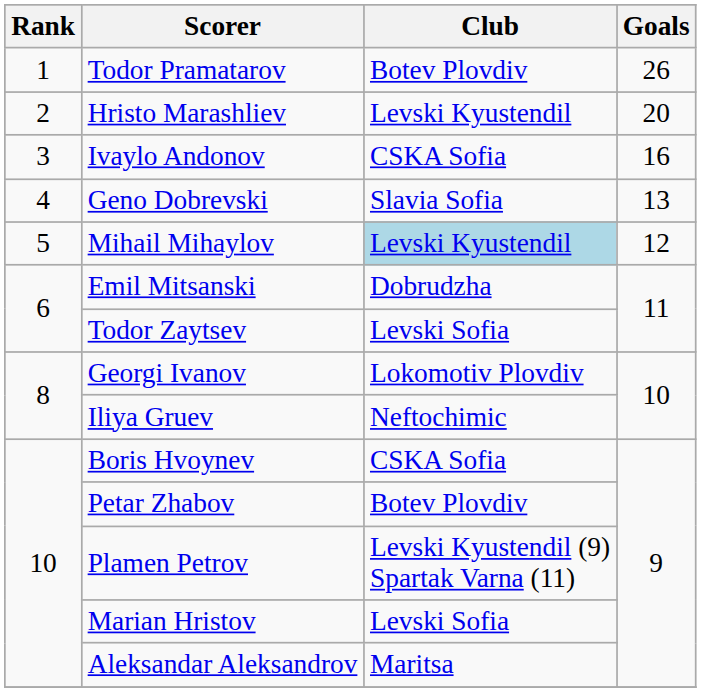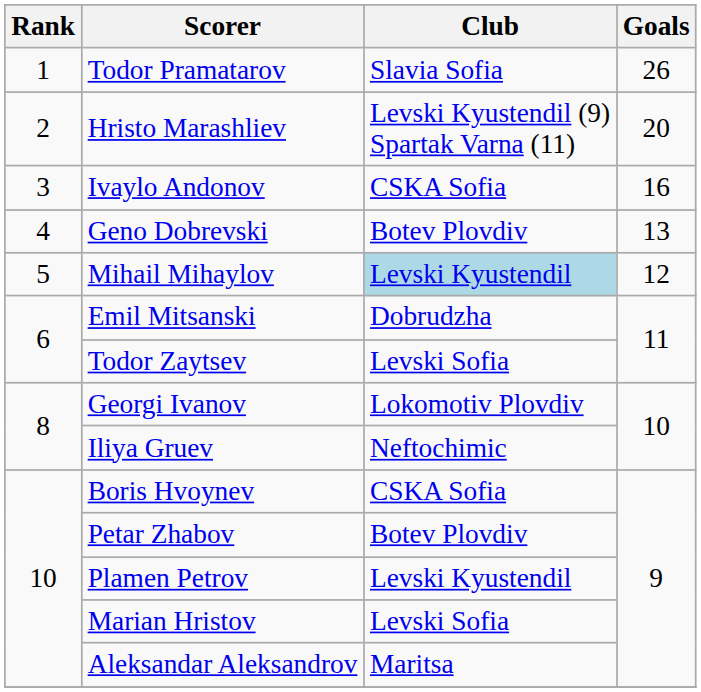(449, 69) Botev Plovdiv -> (436, 69) Slavia Sofia
(471, 112) Levski Kyustendil -> (490, 128) Levski Kyustendil (9) Spartak Varna (11)
(436, 199) Slavia Sofia -> (449, 230) Botev Plovdiv
(490, 562) Levski Kyustendil (9) Spartak Varna (11) -> (471, 577) Levski Kyustendil
